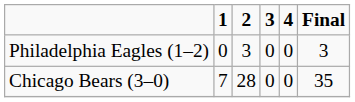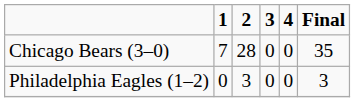rows swapped: (89, 81) <-> (109, 50)
